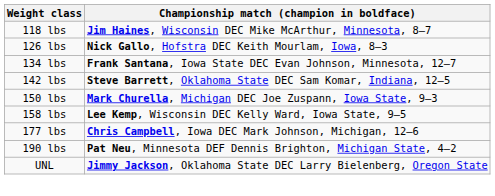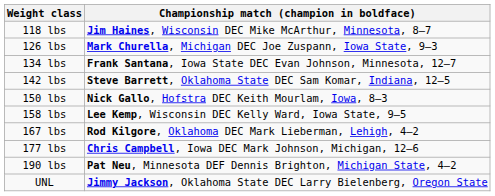(237, 47) Nick Gallo, Hofstra DEC Keith Mourlam, Iowa, 8–3 -> (262, 47) Mark Churella, Michigan DEC Joe Zuspann, Iowa State, 9–3
(262, 98) Mark Churella, Michigan DEC Joe Zuspann, Iowa State, 9–3 -> (237, 98) Nick Gallo, Hofstra DEC Keith Mourlam, Iowa, 8–3
+ row: (44, 132)
